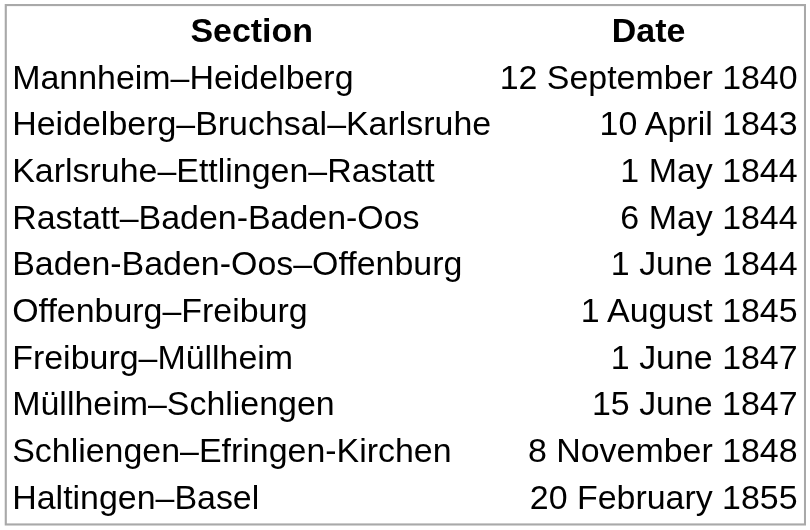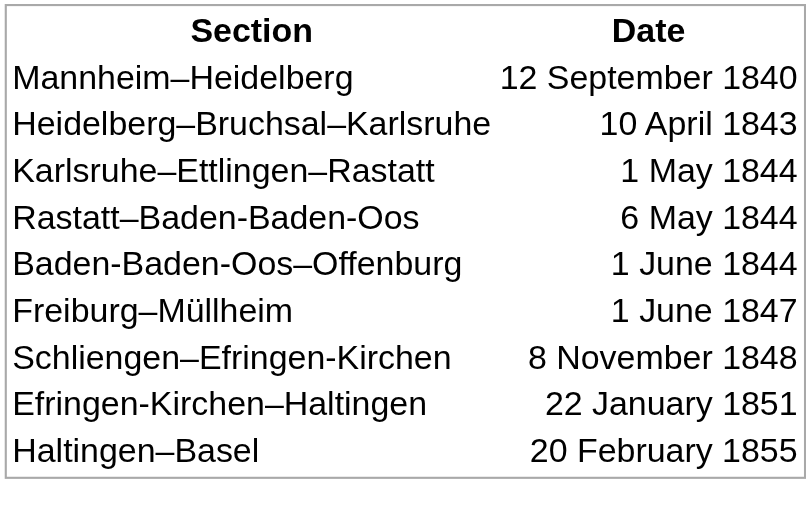- row: (160, 310)
- row: (173, 404)
+ row: (220, 404)
